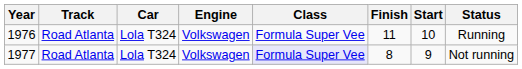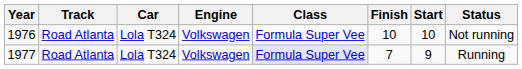(389, 35) 11 -> (389, 35) 10
(481, 35) Running -> (481, 35) Not running
(389, 55) 8 -> (389, 55) 7
(481, 55) Not running -> (481, 55) Running
